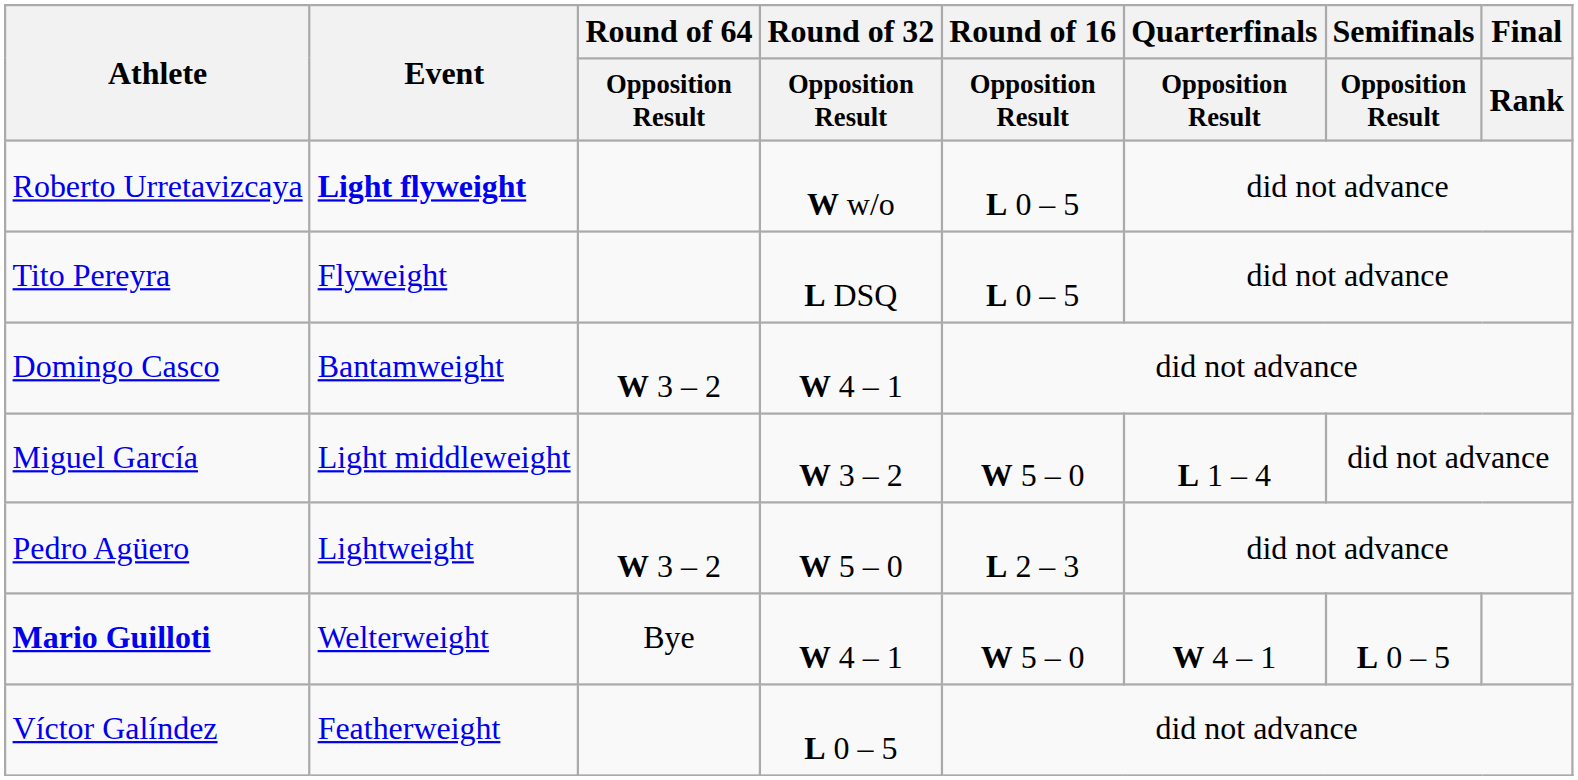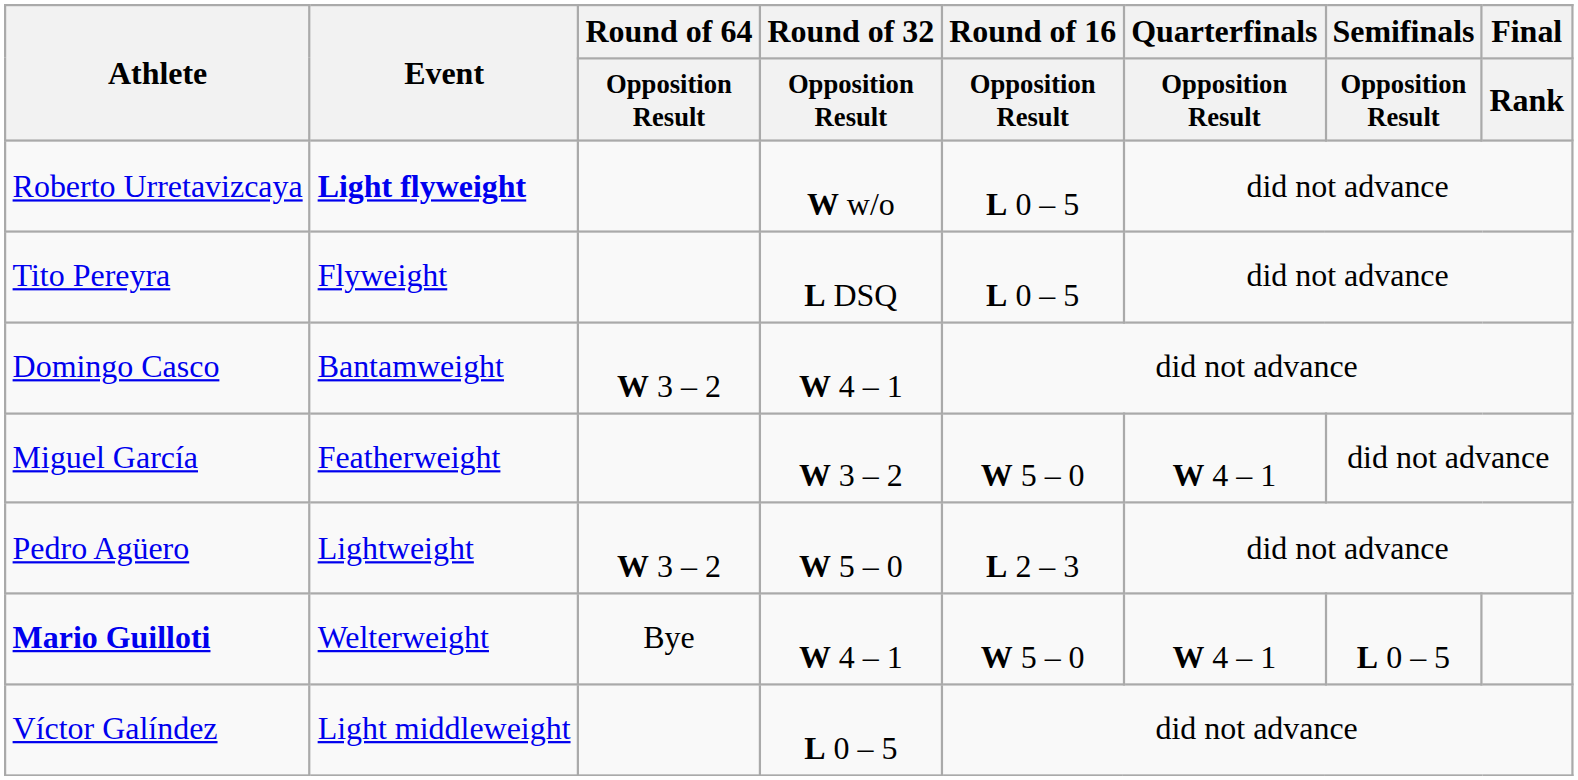(444, 457) Light middleweight -> (409, 457) Featherweight
(1224, 476) L 1 – 4 -> (1224, 476) W 4 – 1
(409, 729) Featherweight -> (444, 729) Light middleweight
